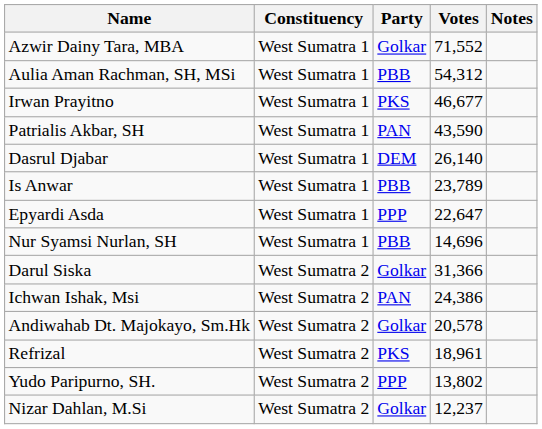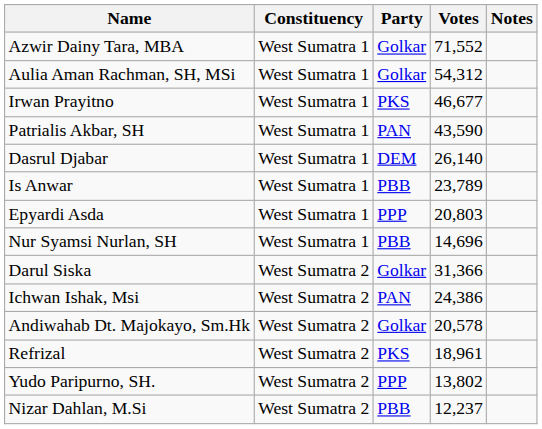(394, 74) PBB -> (402, 74) Golkar
(459, 213) 22,647 -> (459, 213) 20,803
(402, 409) Golkar -> (394, 409) PBB
